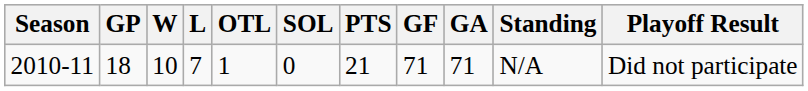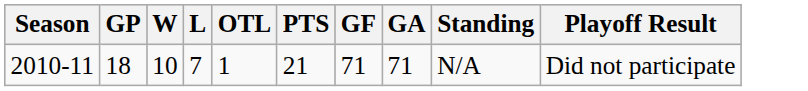- column: (308, 24)
